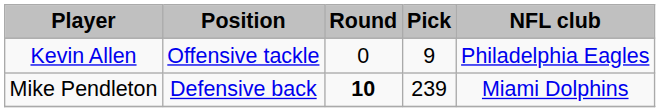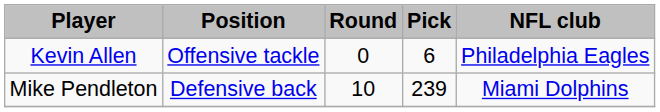(429, 55) 9 -> (429, 55) 6
(363, 89) bold -> (363, 89) normal
